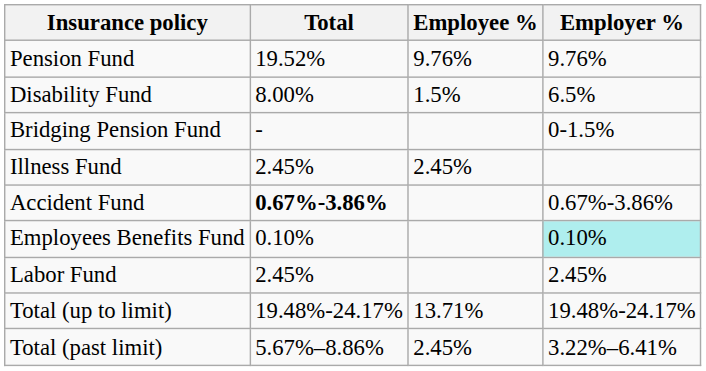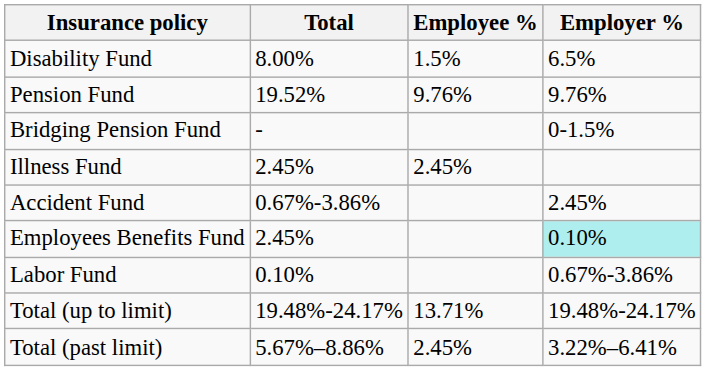rows swapped: (72, 58) <-> (81, 94)
(321, 202) bold -> (318, 202) normal
(611, 202) 0.67%-3.86% -> (577, 202) 2.45%
(285, 238) 0.10% -> (285, 238) 2.45%
(285, 274) 2.45% -> (285, 274) 0.10%
(577, 274) 2.45% -> (611, 274) 0.67%-3.86%
